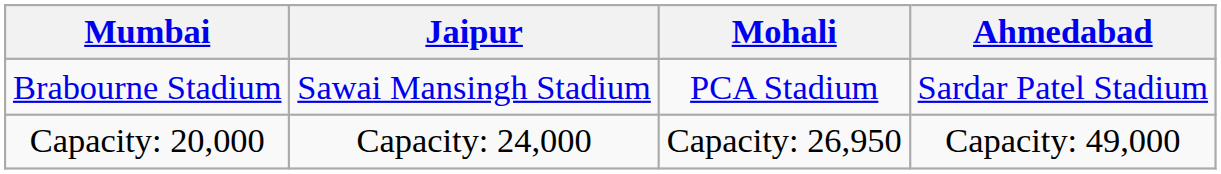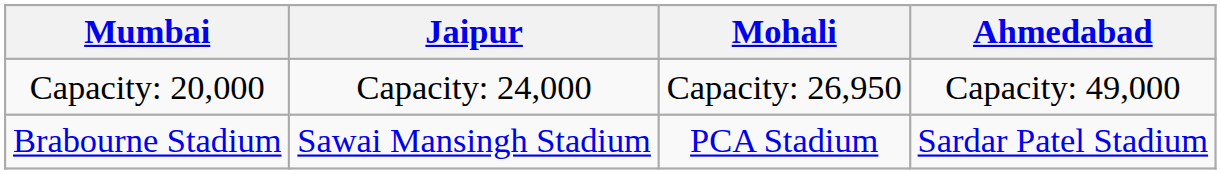rows swapped: (147, 86) <-> (147, 140)
